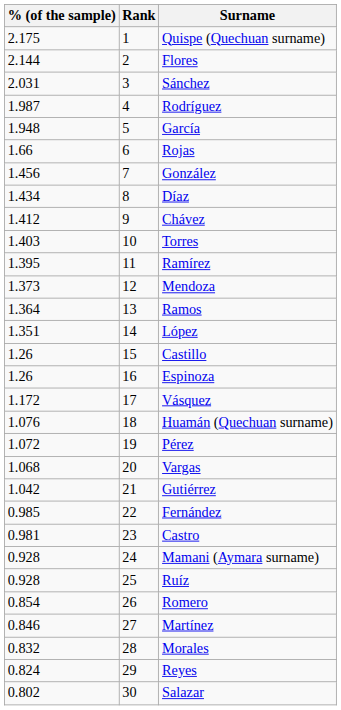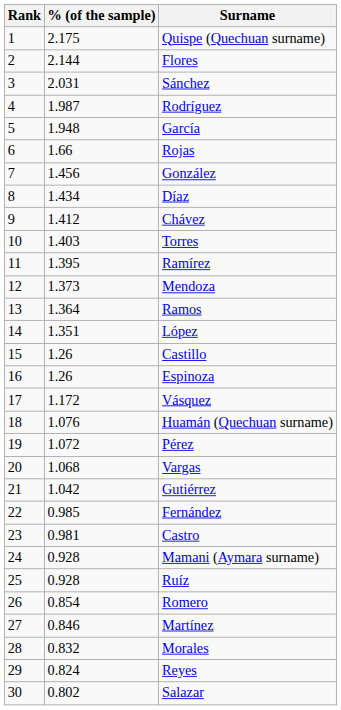columns swapped: (139, 15) <-> (62, 15)
